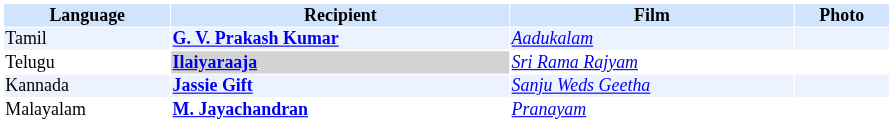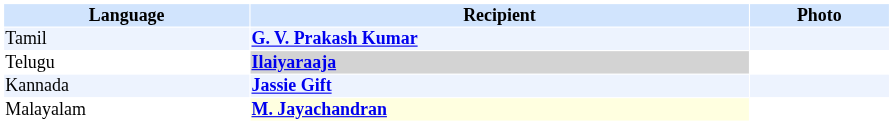- column: (652, 15)
(240, 109) no background -> (319, 109) lightyellow background
